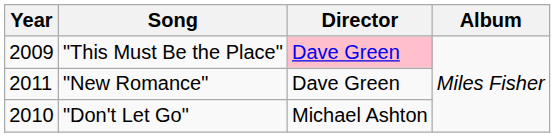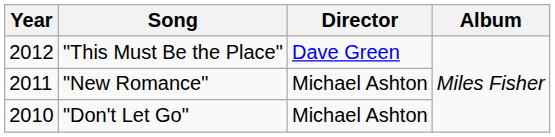(31, 52) 2009 -> (31, 52) 2012
(346, 52) pink background -> (346, 52) no background
(346, 83) Dave Green -> (360, 83) Michael Ashton
